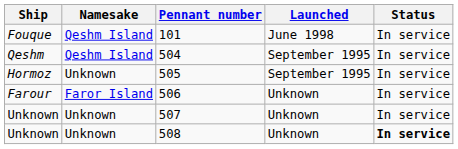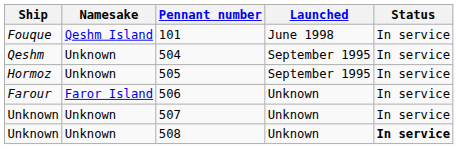(109, 54) Qeshm Island -> (90, 54) Unknown
